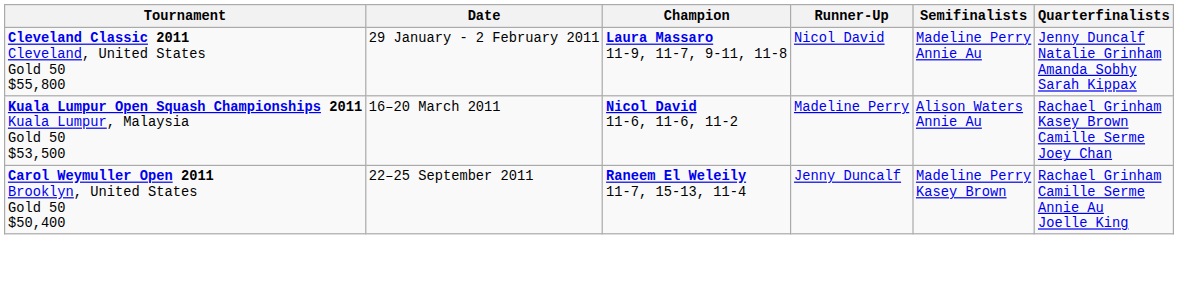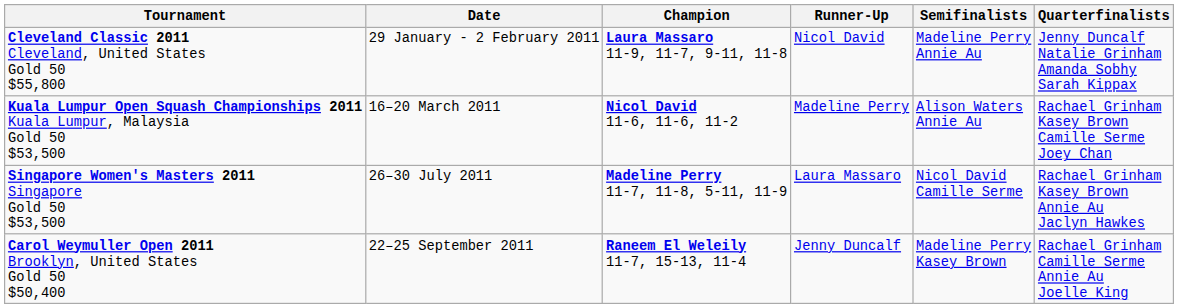+ row: (131, 200)
